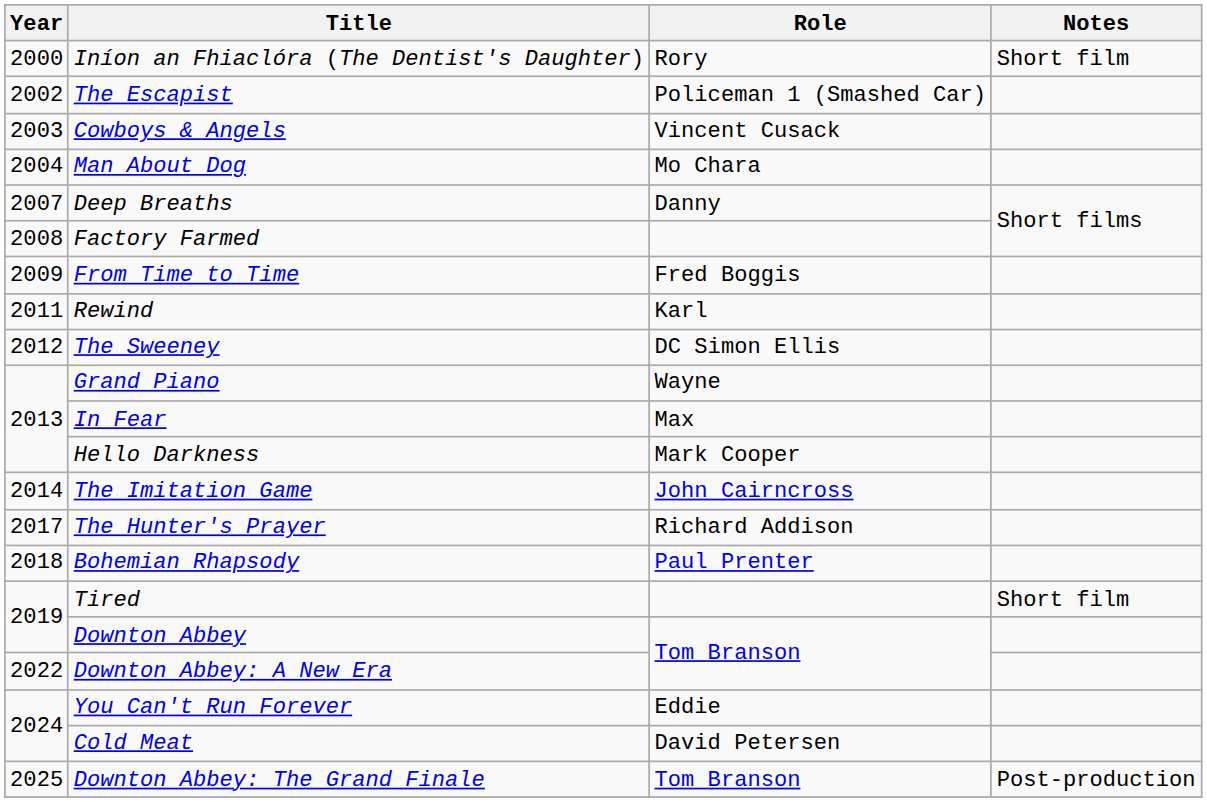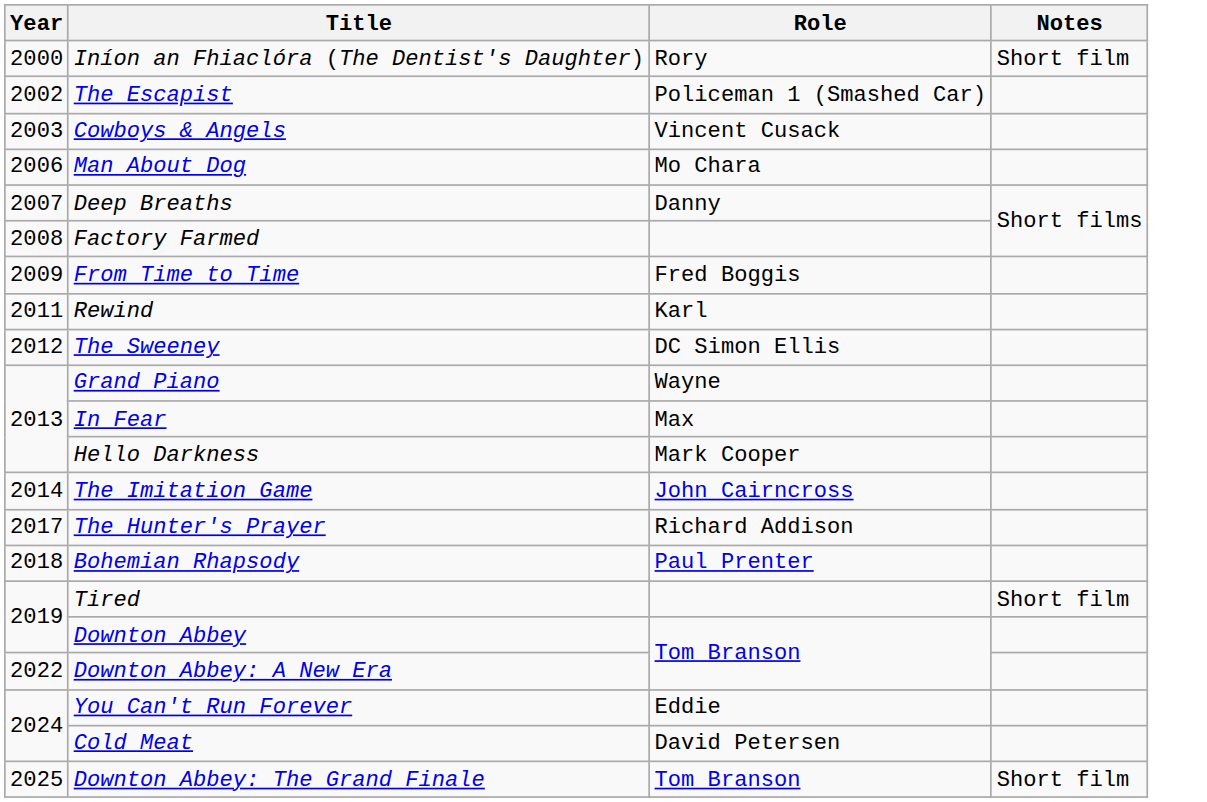(37, 167) 2004 -> (37, 167) 2006
(1096, 779) Post-production -> (1063, 779) Short film
